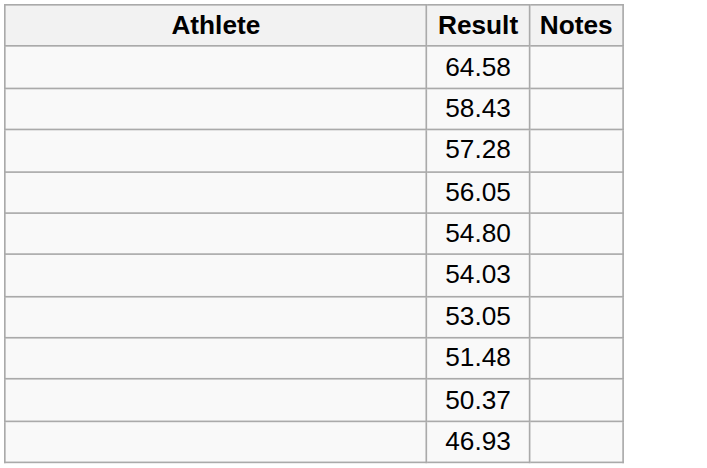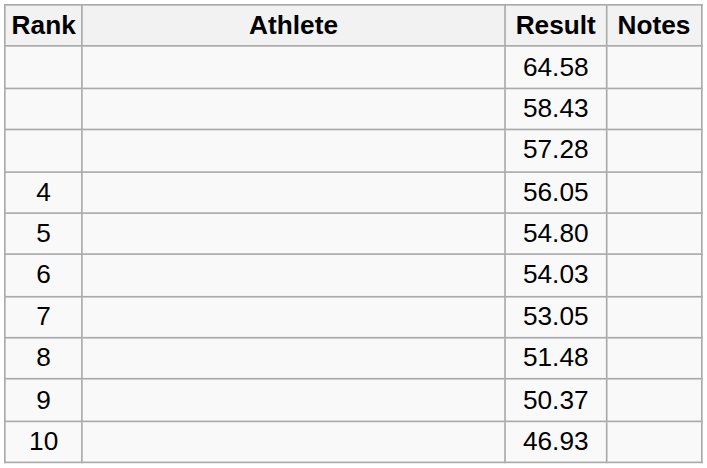+ column: (44, 25)
